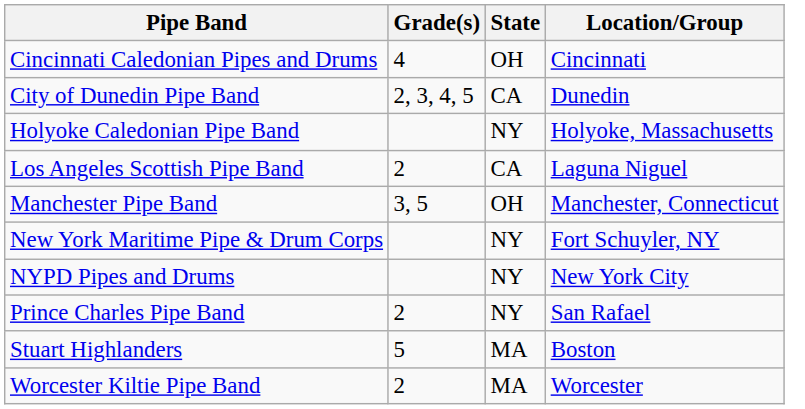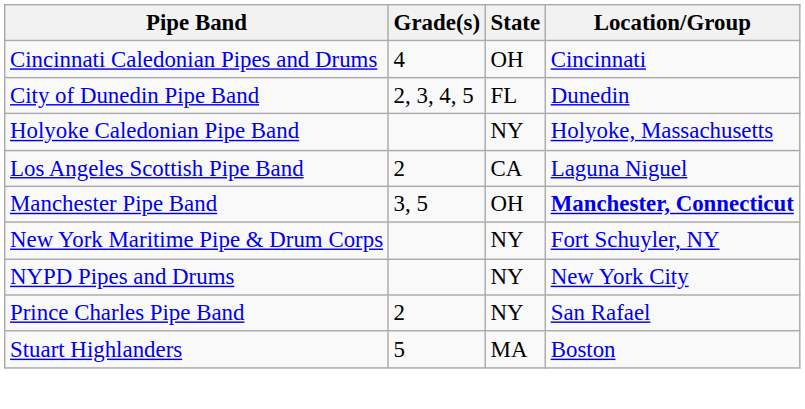(506, 95) CA -> (504, 95) FL
(665, 204) normal -> (672, 204) bold
- row: (135, 385)
